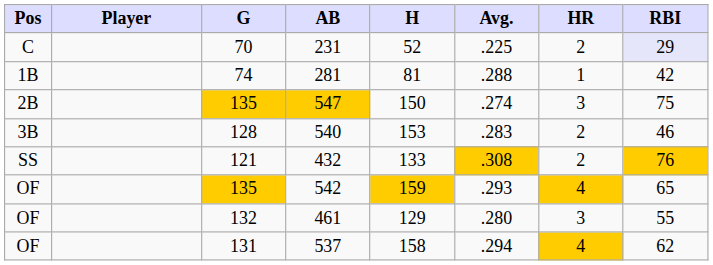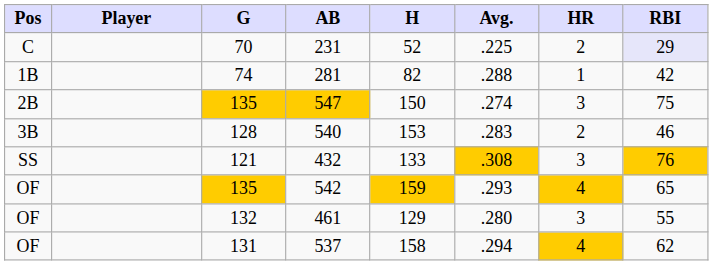(412, 75) 81 -> (412, 75) 82
(581, 160) 2 -> (581, 160) 3
